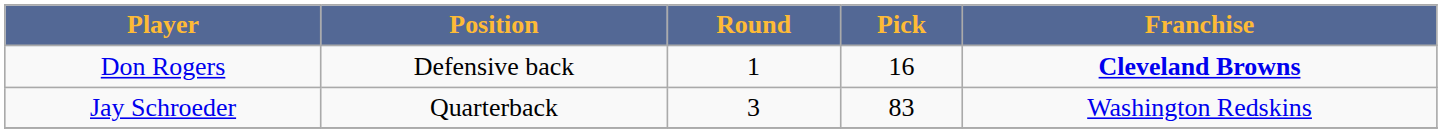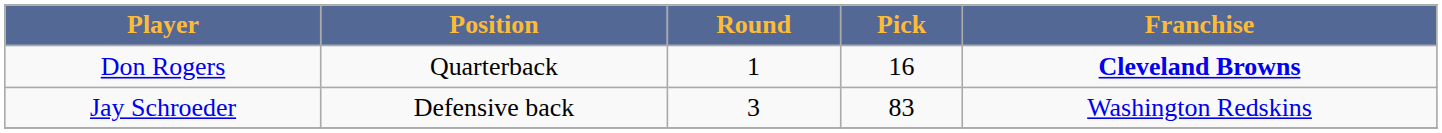(494, 66) Defensive back -> (494, 66) Quarterback
(494, 107) Quarterback -> (494, 107) Defensive back
